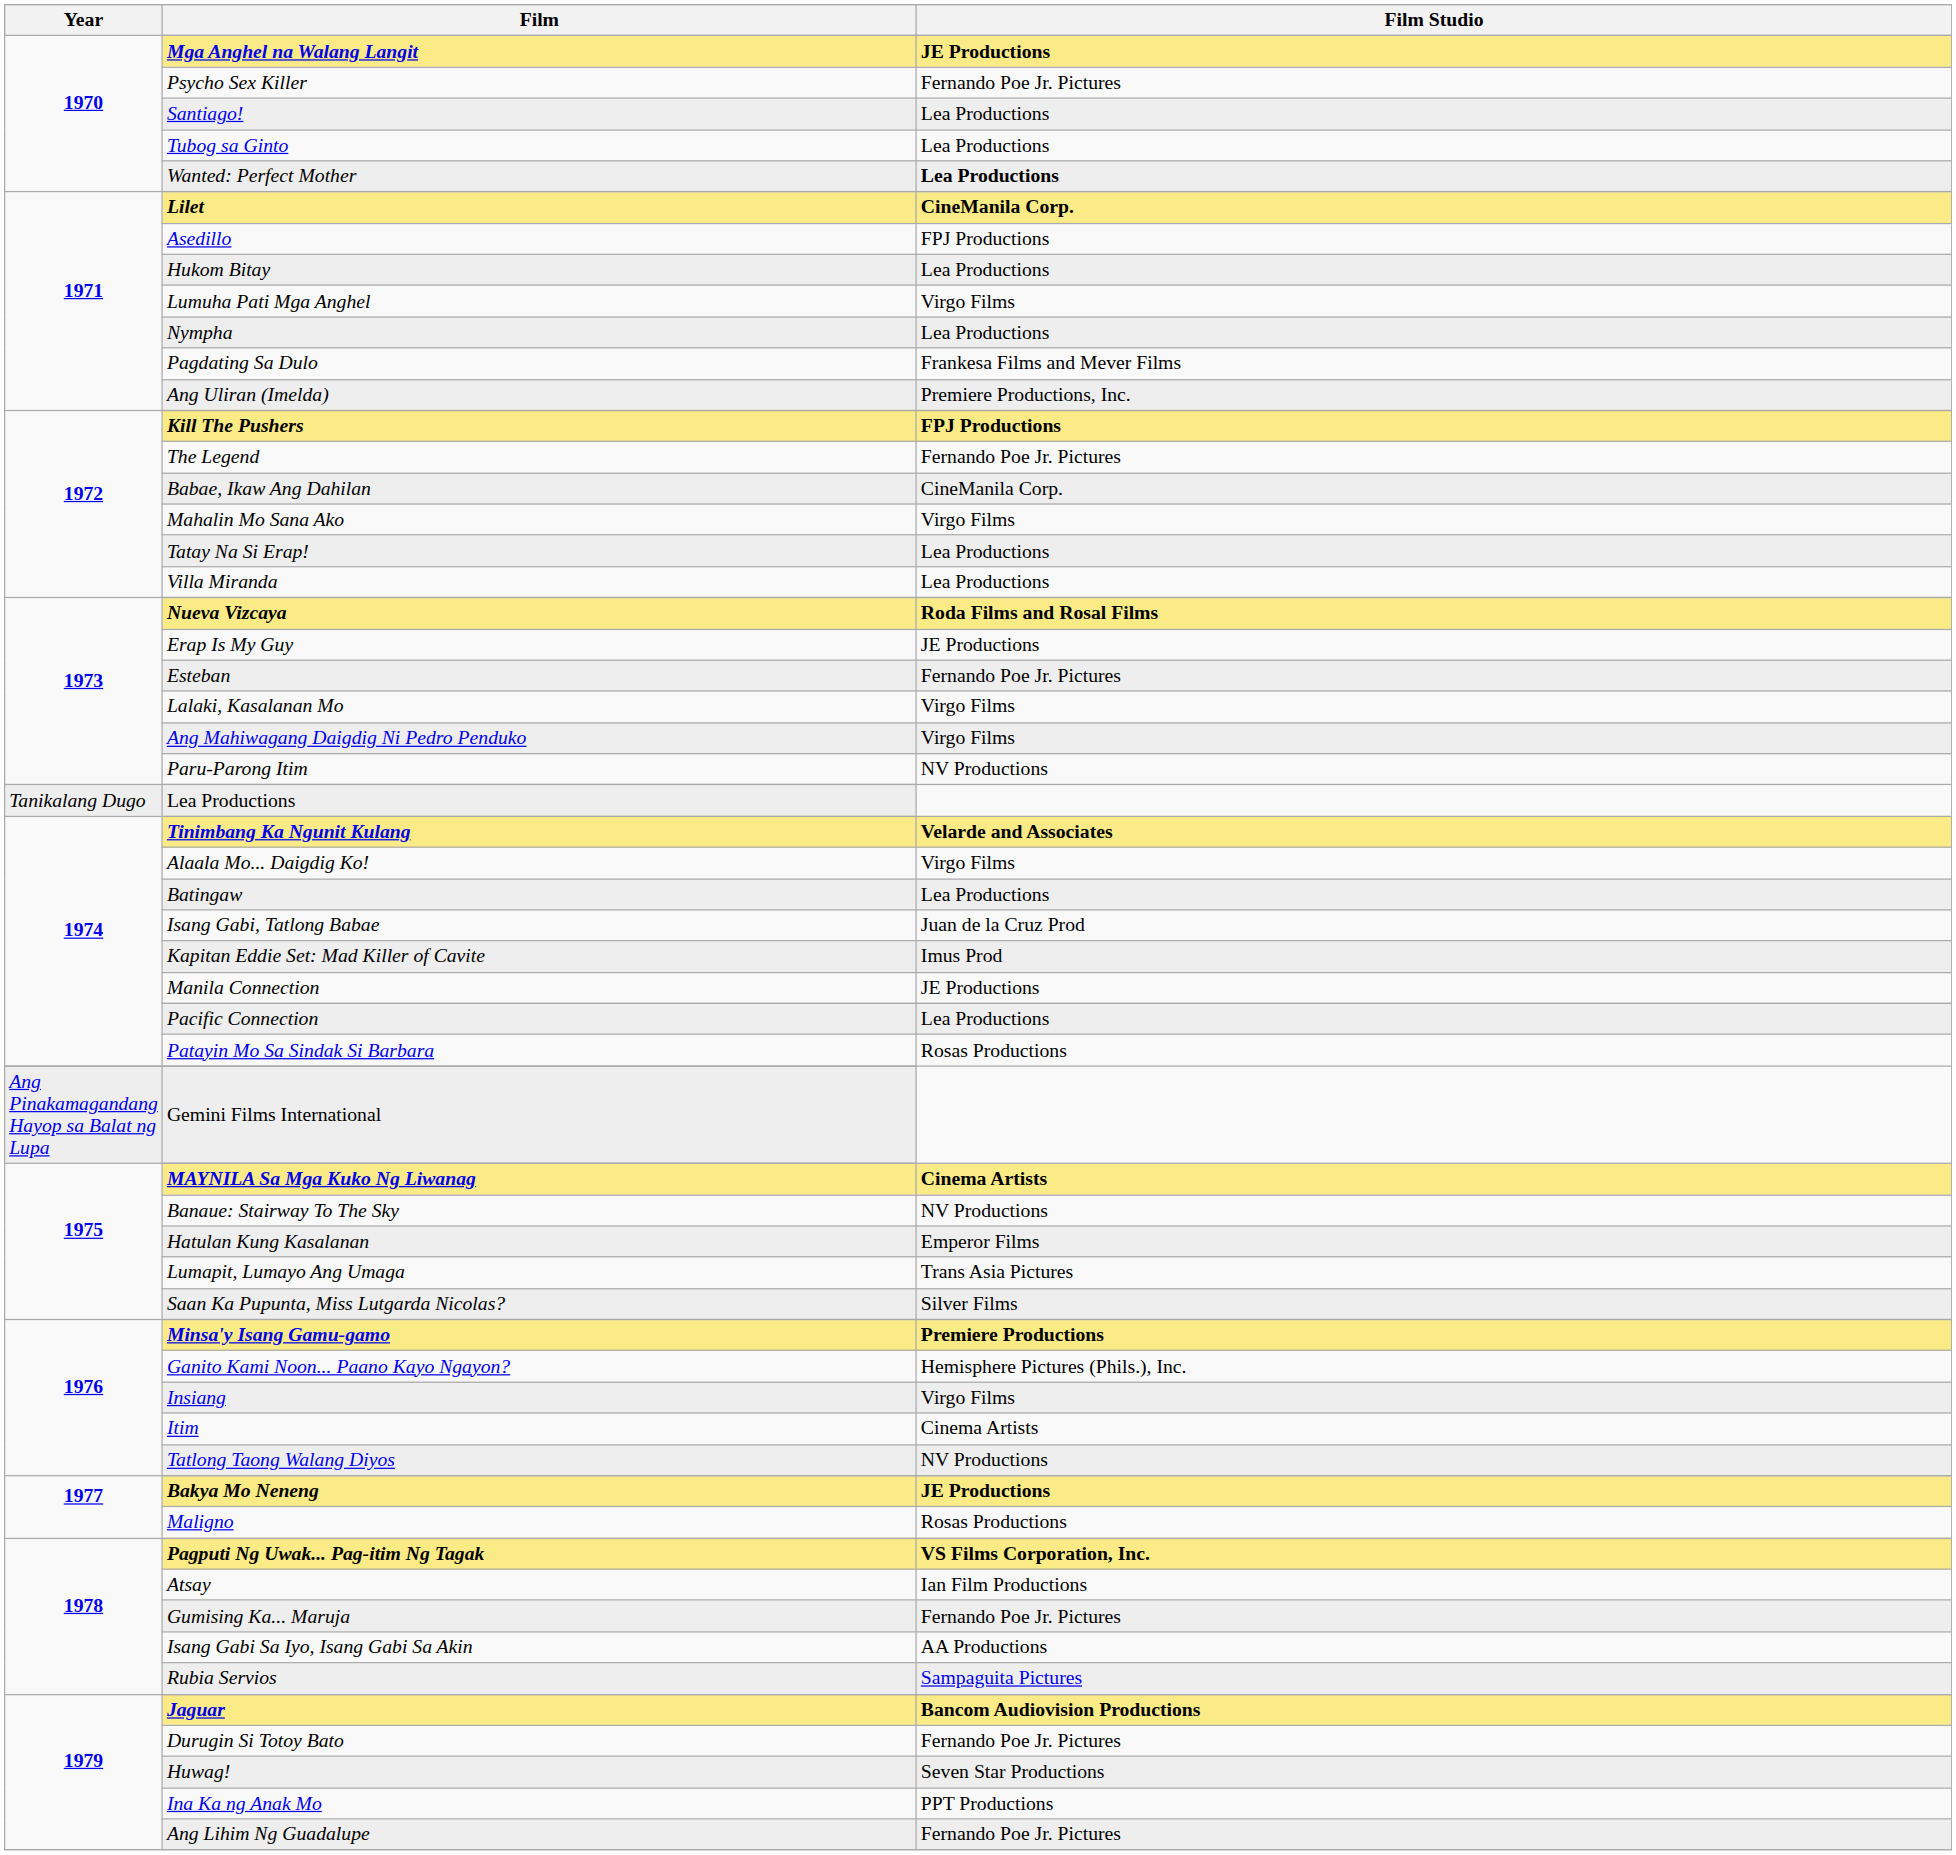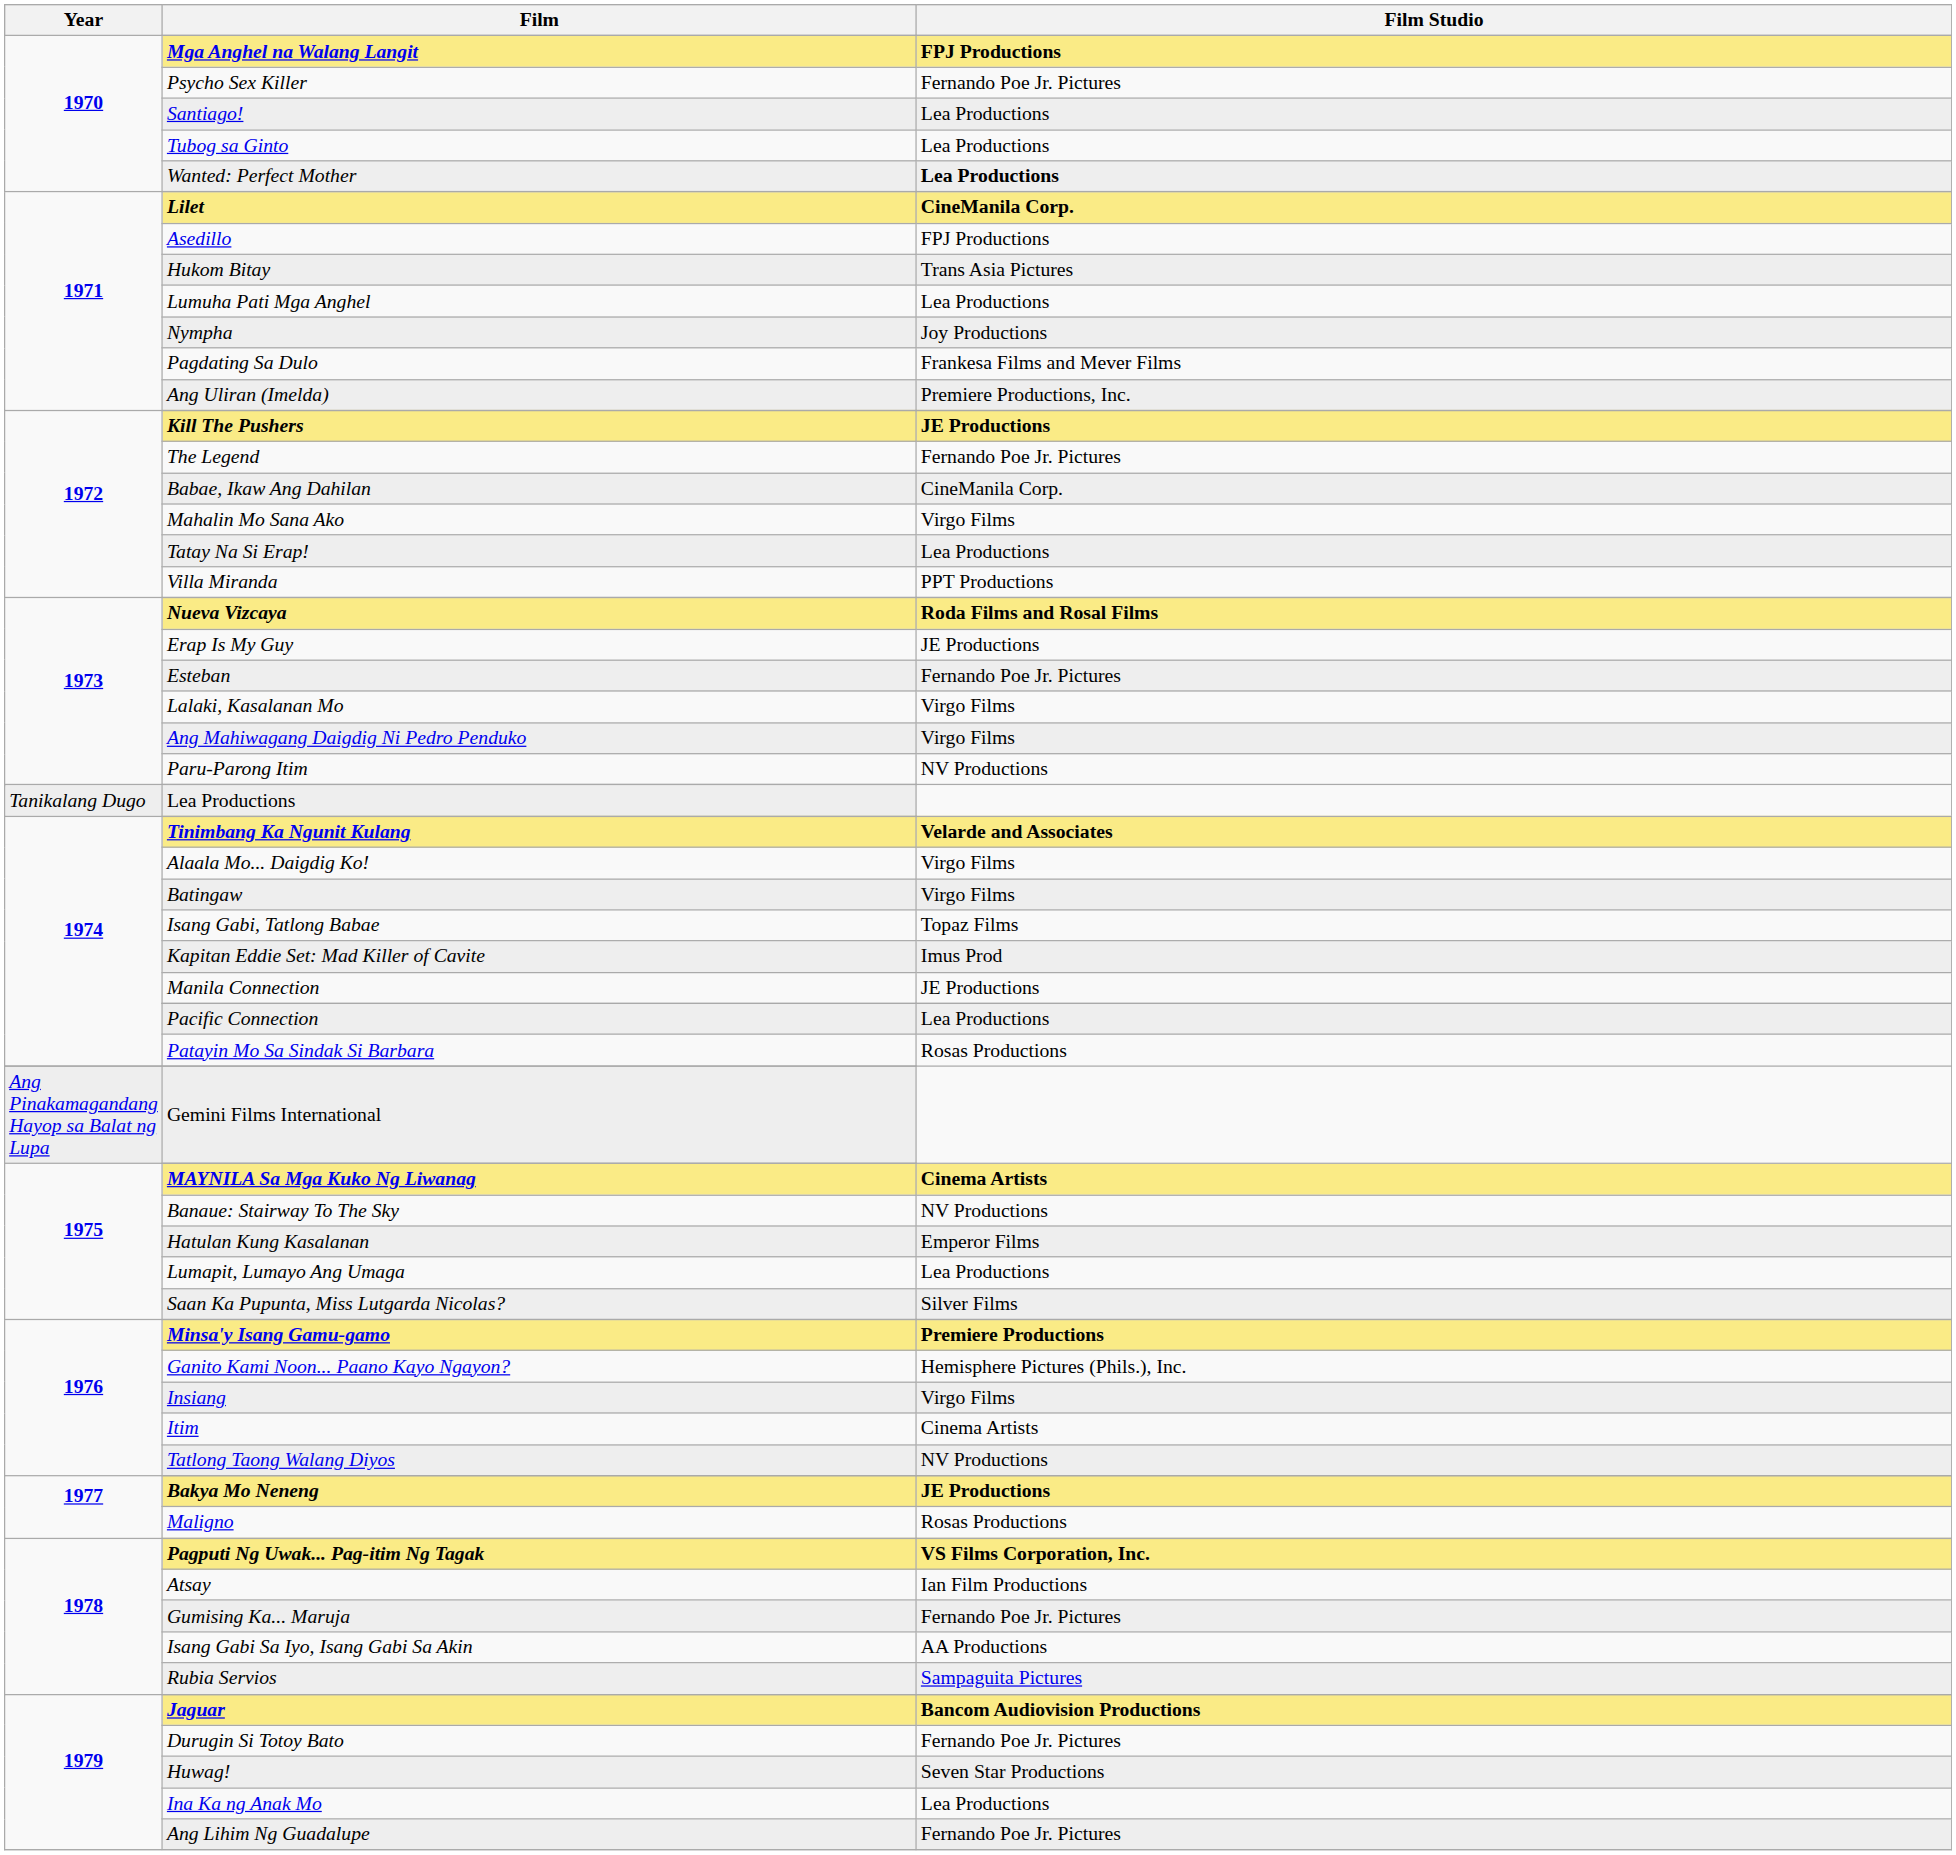(985, 51) JE Productions -> (991, 51) FPJ Productions
(985, 269) Lea Productions -> (997, 269) Trans Asia Pictures
(968, 301) Virgo Films -> (985, 301) Lea Productions
(985, 332) Lea Productions -> (984, 332) Joy Productions
(991, 425) FPJ Productions -> (985, 425) JE Productions
(985, 581) Lea Productions -> (987, 581) PPT Productions
(985, 894) Lea Productions -> (968, 894) Virgo Films
(1003, 925) Juan de la Cruz Prod -> (970, 925) Topaz Films
(997, 1272) Trans Asia Pictures -> (985, 1272) Lea Productions
(987, 1803) PPT Productions -> (985, 1803) Lea Productions
